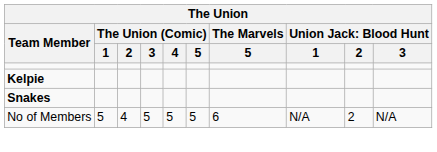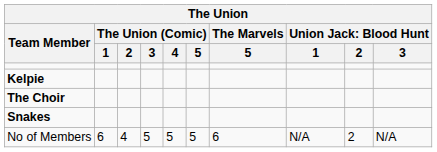+ row: (36, 98)
(101, 117) 5 -> (101, 137) 6
